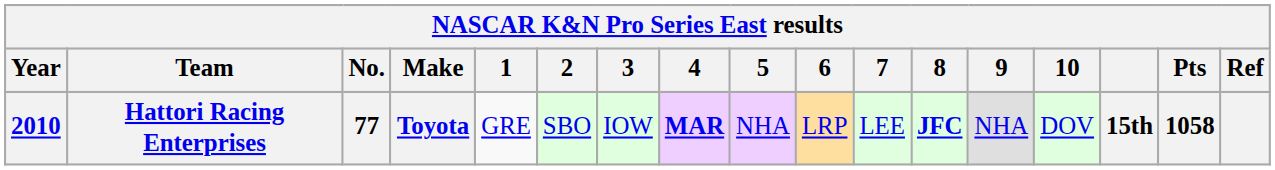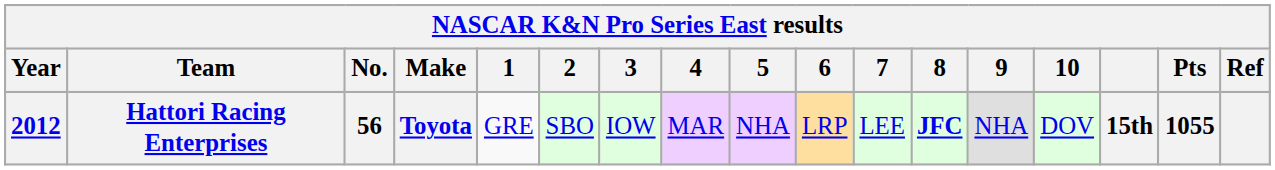(36, 127) 2010 -> (36, 127) 2012
(367, 127) 77 -> (369, 127) 56
(694, 127) bold -> (696, 127) normal
(1190, 127) 1058 -> (1190, 127) 1055
